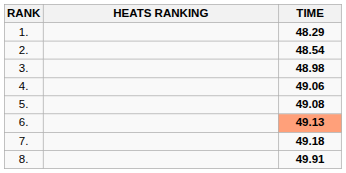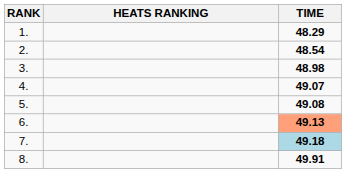(310, 86) 49.06 -> (310, 86) 49.07
(310, 141) no background -> (310, 141) lightblue background
